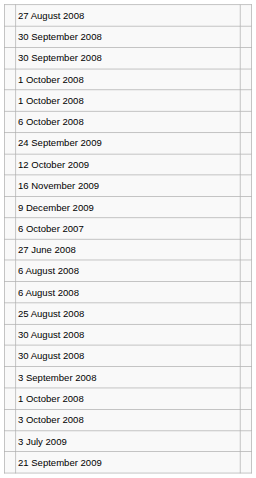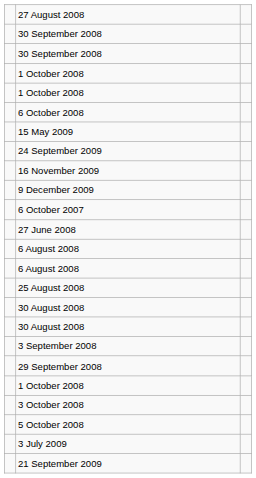+ row: (10, 132)
- row: (10, 164)
+ row: (10, 366)
+ row: (10, 424)
